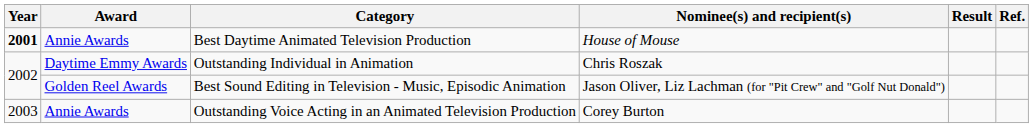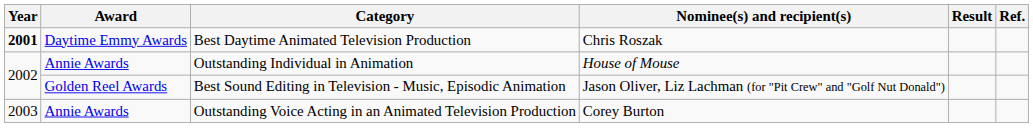(87, 39) Annie Awards -> (116, 39) Daytime Emmy Awards
(631, 39) House of Mouse -> (623, 39) Chris Roszak
(116, 63) Daytime Emmy Awards -> (87, 63) Annie Awards
(623, 63) Chris Roszak -> (631, 63) House of Mouse
